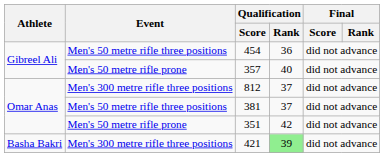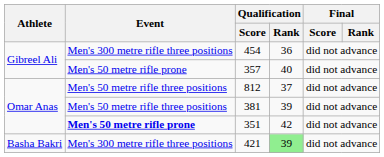(147, 51) Men's 50 metre rifle three positions -> (150, 51) Men's 300 metre rifle three positions
(150, 88) Men's 300 metre rifle three positions -> (147, 88) Men's 50 metre rifle three positions
(286, 106) 37 -> (286, 106) 39
(127, 125) normal -> (131, 125) bold
